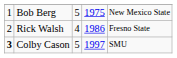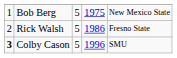(77, 28) 4 -> (77, 28) 5
(95, 45) 1997 -> (95, 45) 1996
